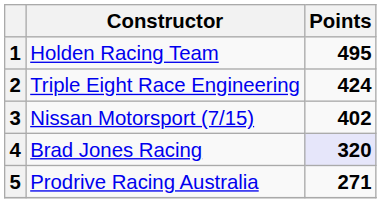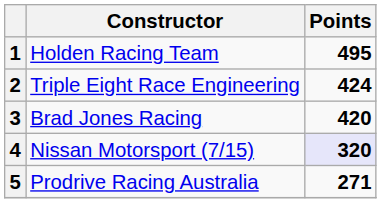(142, 118) Nissan Motorsport (7/15) -> (116, 118) Brad Jones Racing
(355, 118) 402 -> (355, 118) 420
(116, 150) Brad Jones Racing -> (142, 150) Nissan Motorsport (7/15)
